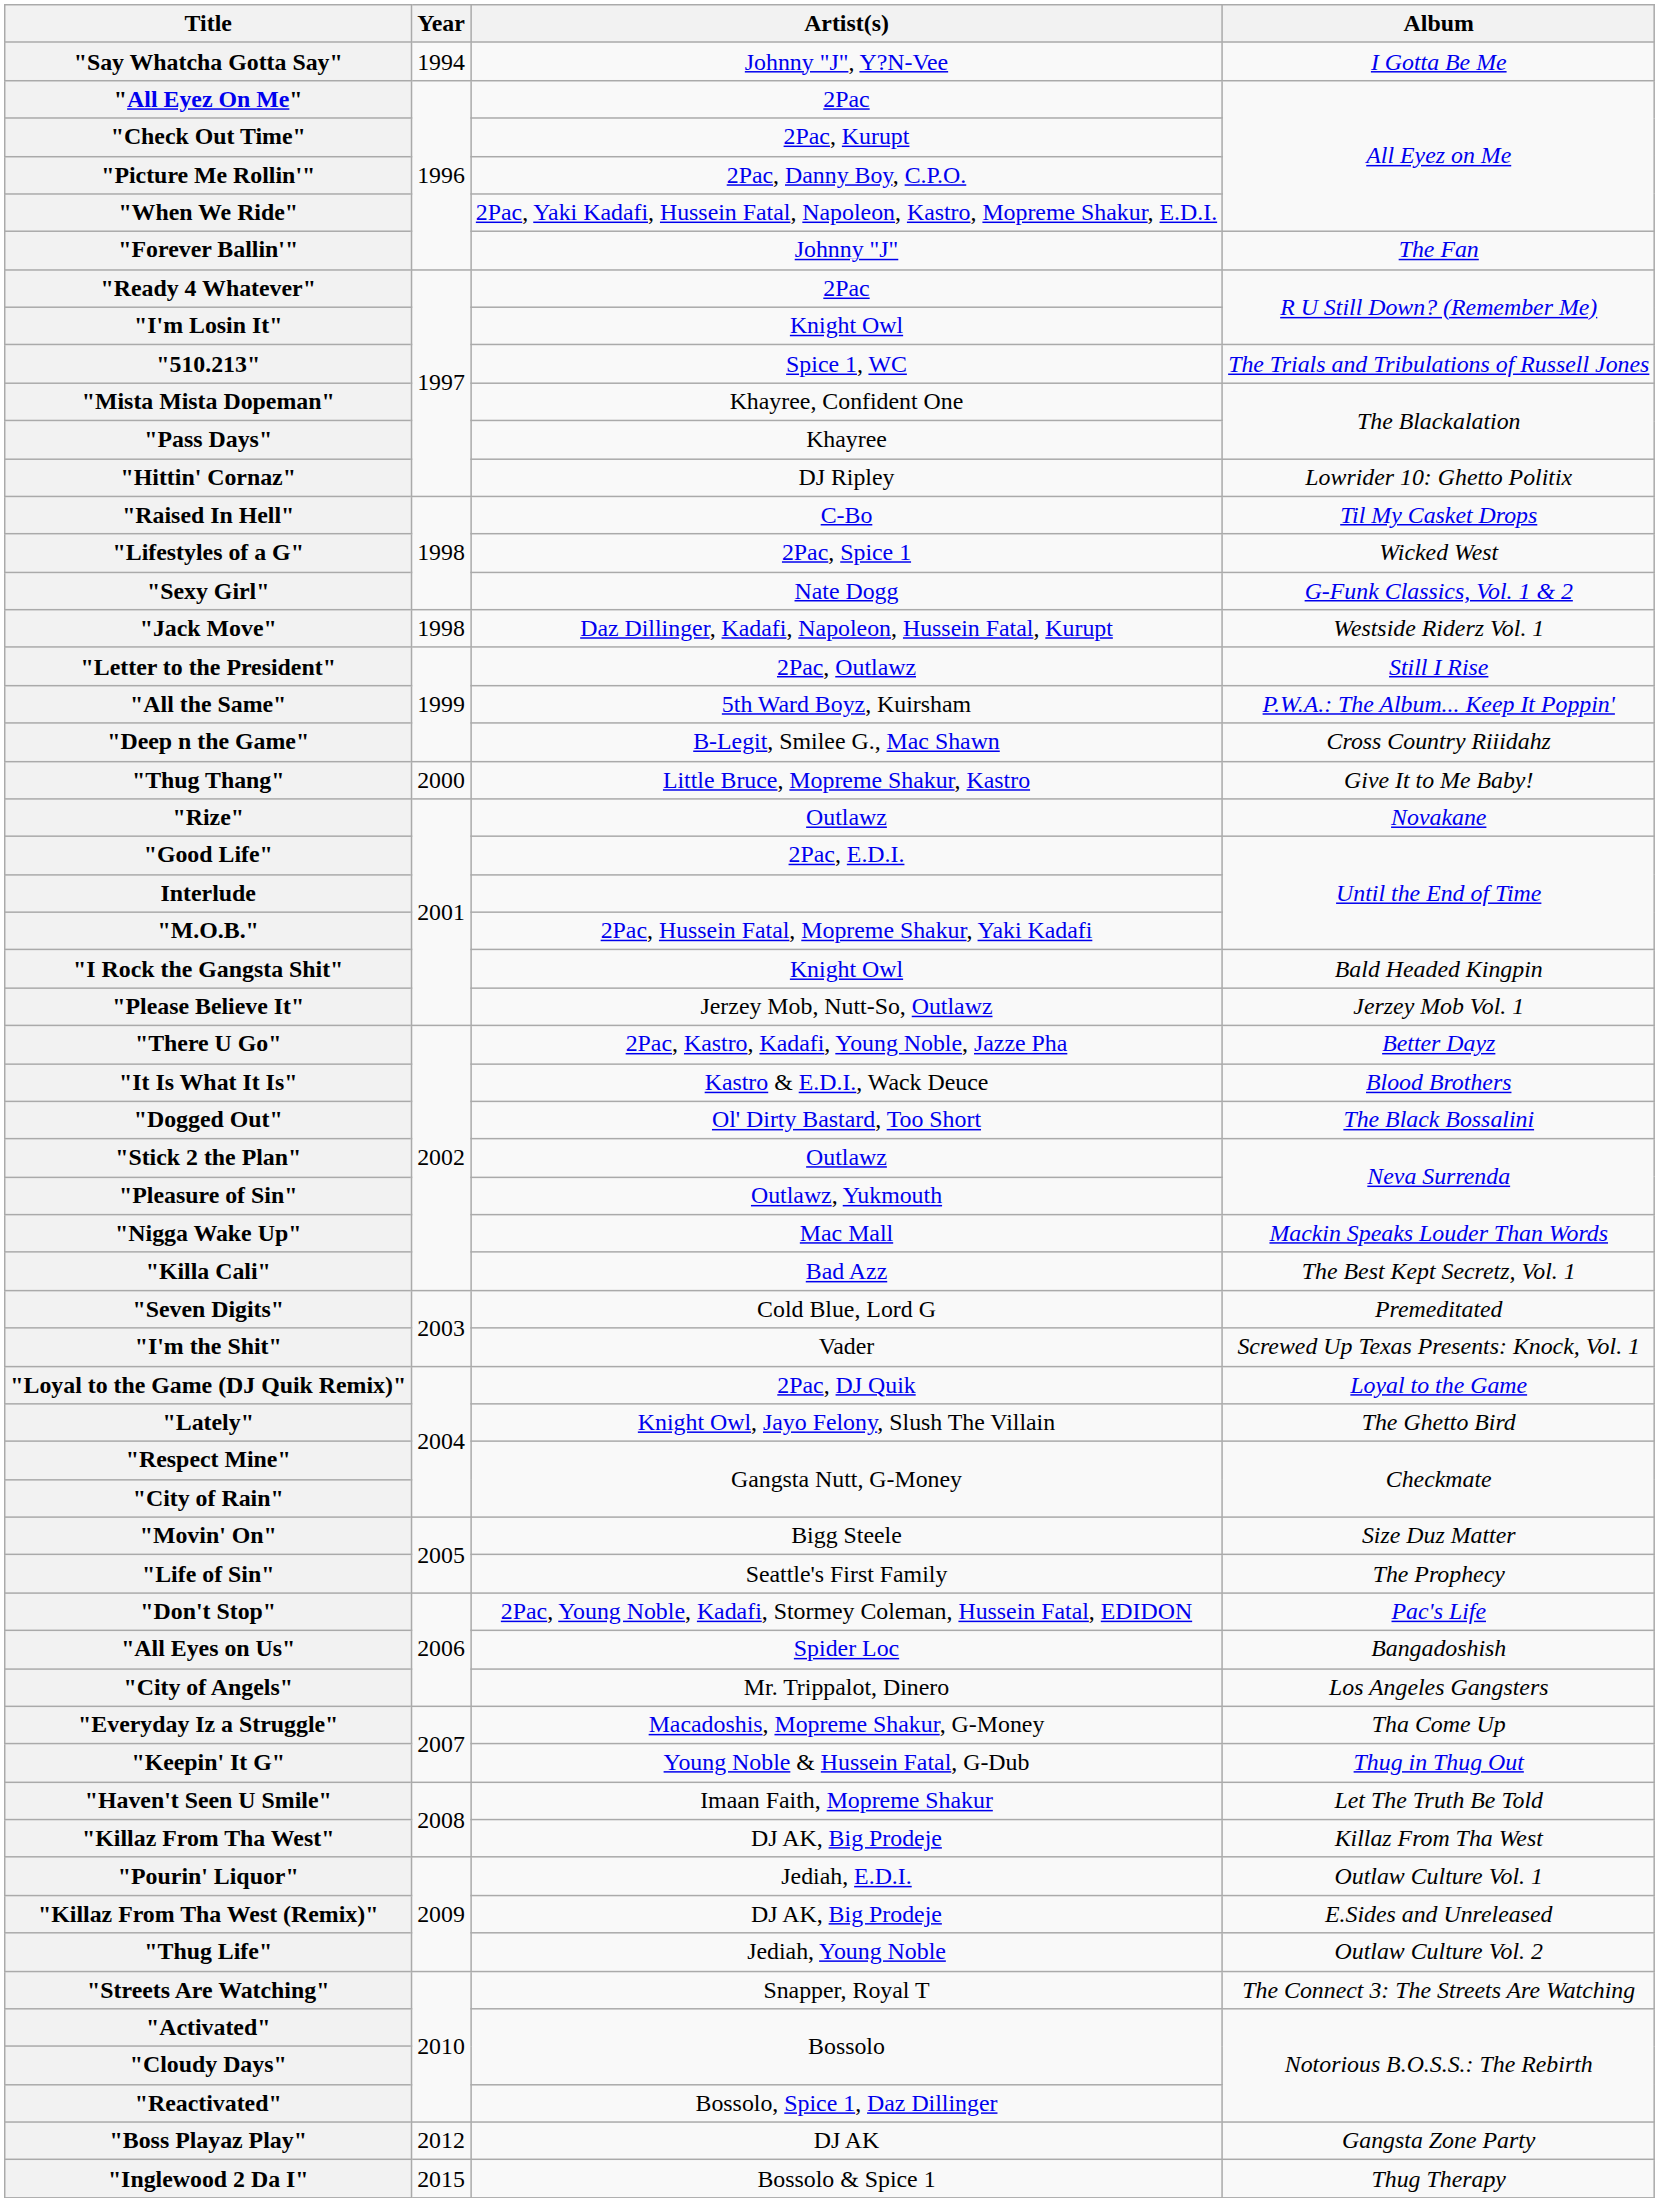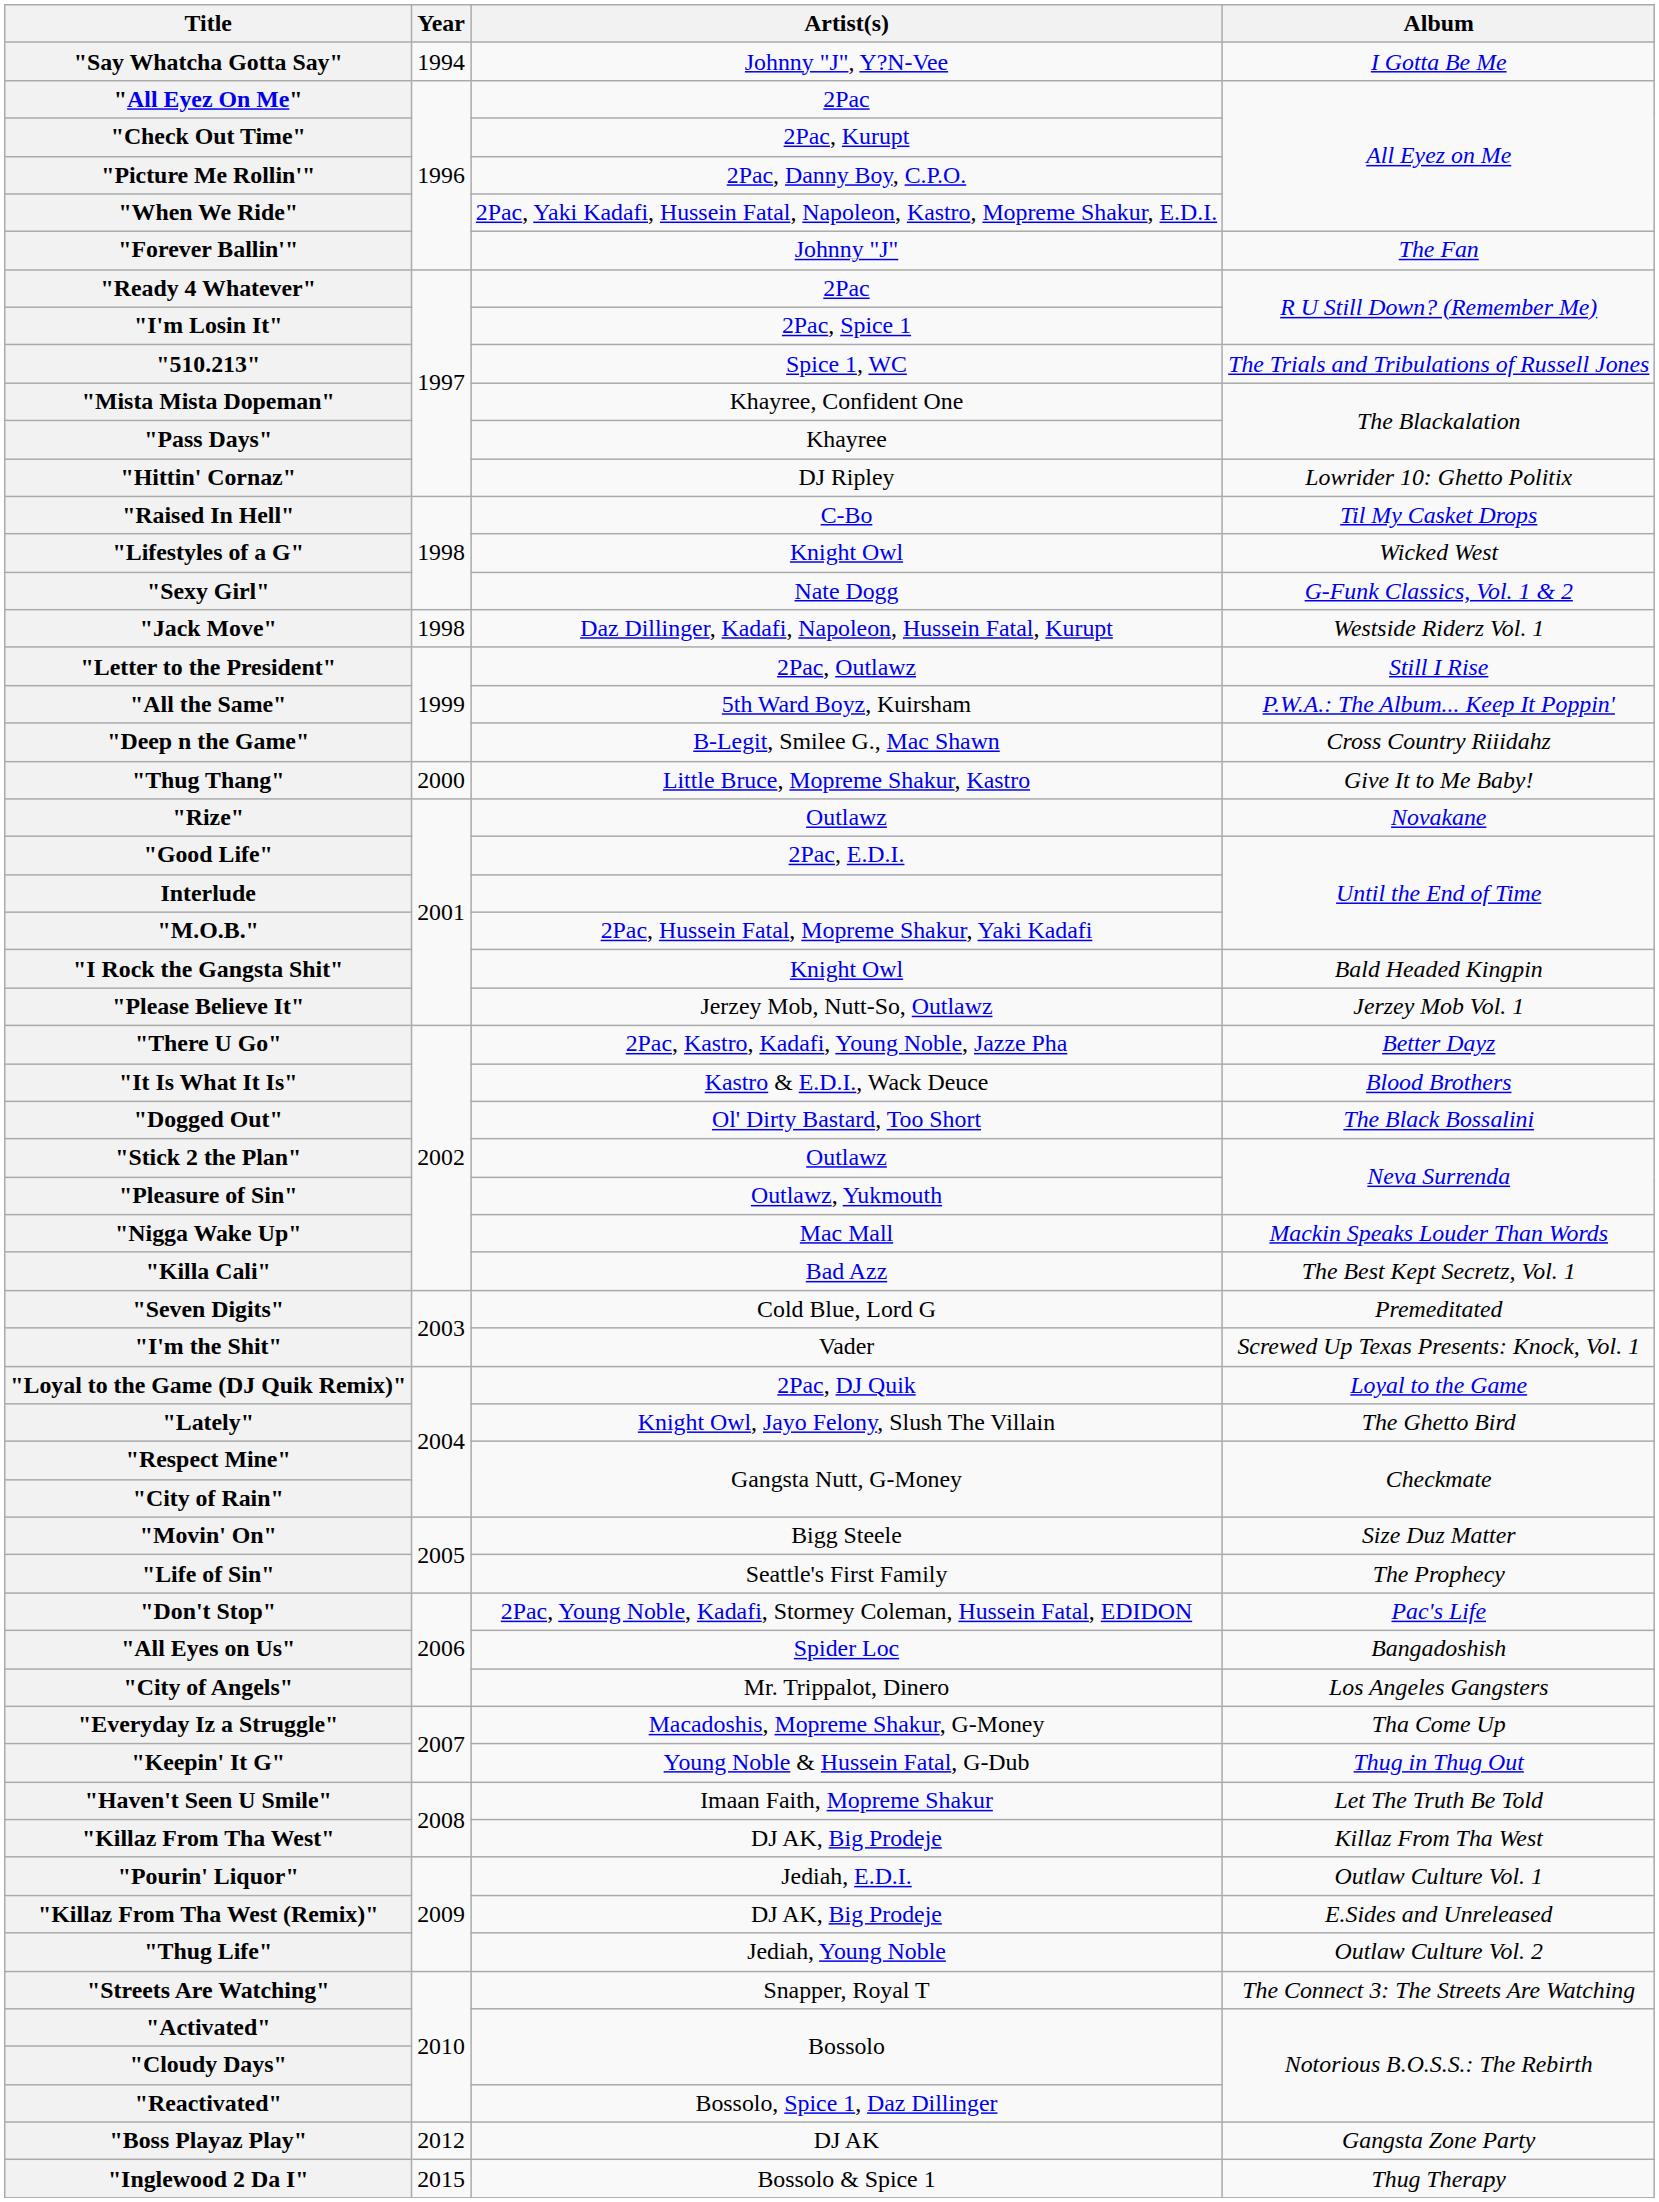(847, 325) Knight Owl -> (847, 325) 2Pac, Spice 1
(847, 552) 2Pac, Spice 1 -> (847, 552) Knight Owl
